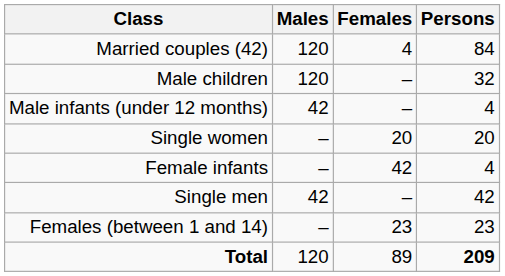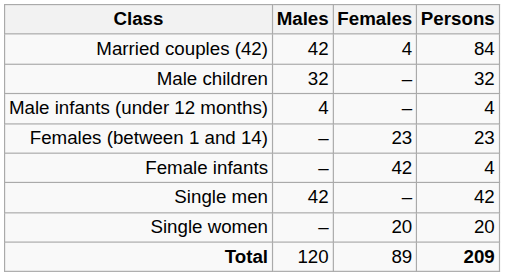(313, 49) 120 -> (318, 49) 42
(313, 78) 120 -> (318, 78) 32
(318, 108) 42 -> (323, 108) 4
rows swapped: (149, 227) <-> (209, 138)
